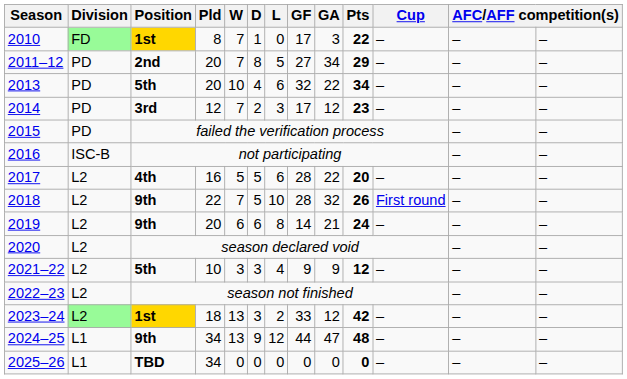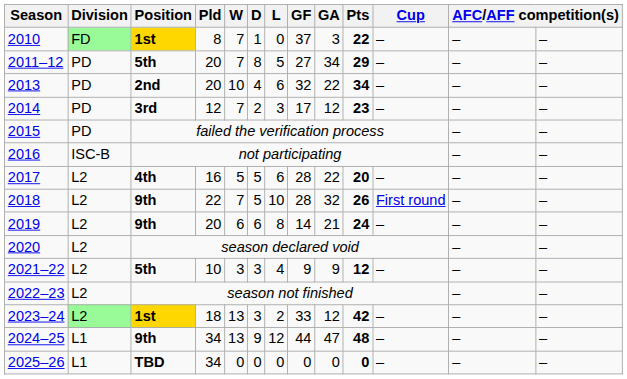(303, 39) 17 -> (303, 39) 37
(148, 62) 2nd -> (145, 62) 5th
(145, 85) 5th -> (148, 85) 2nd
